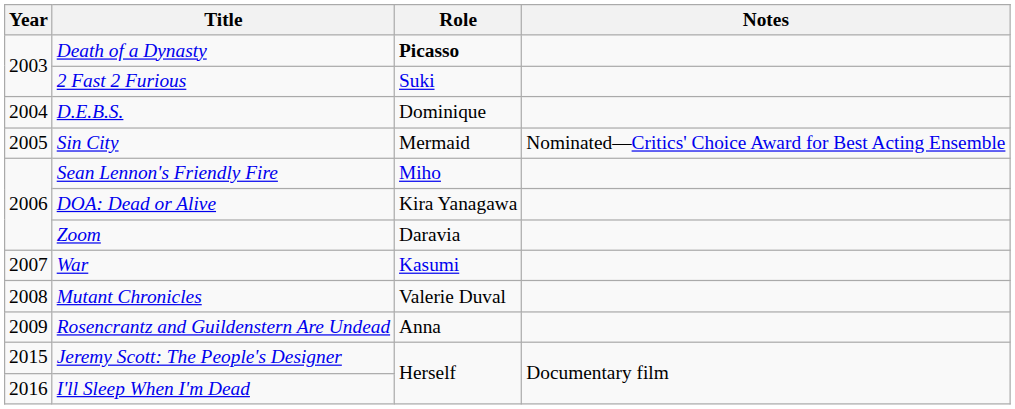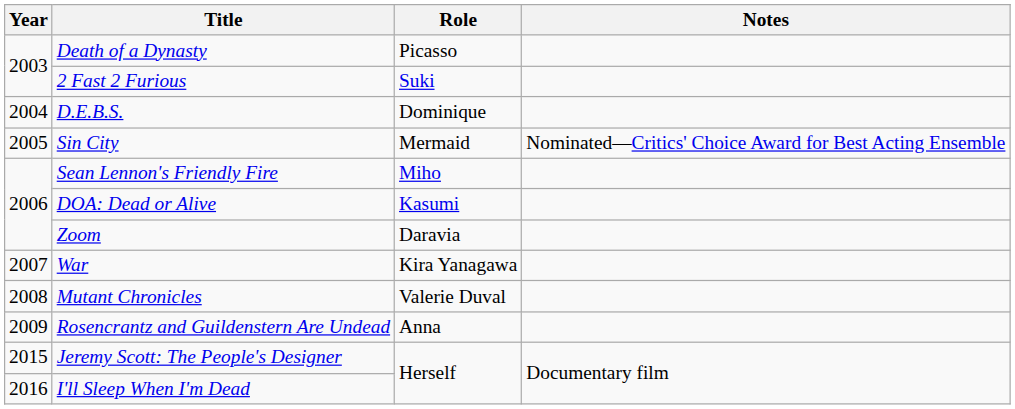(429, 50) bold -> (428, 50) normal
(458, 204) Kira Yanagawa -> (429, 204) Kasumi
(429, 265) Kasumi -> (458, 265) Kira Yanagawa
